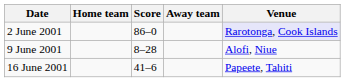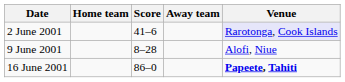(145, 31) 86–0 -> (145, 31) 41–6
(145, 67) 41–6 -> (145, 67) 86–0
(259, 67) normal -> (261, 67) bold
